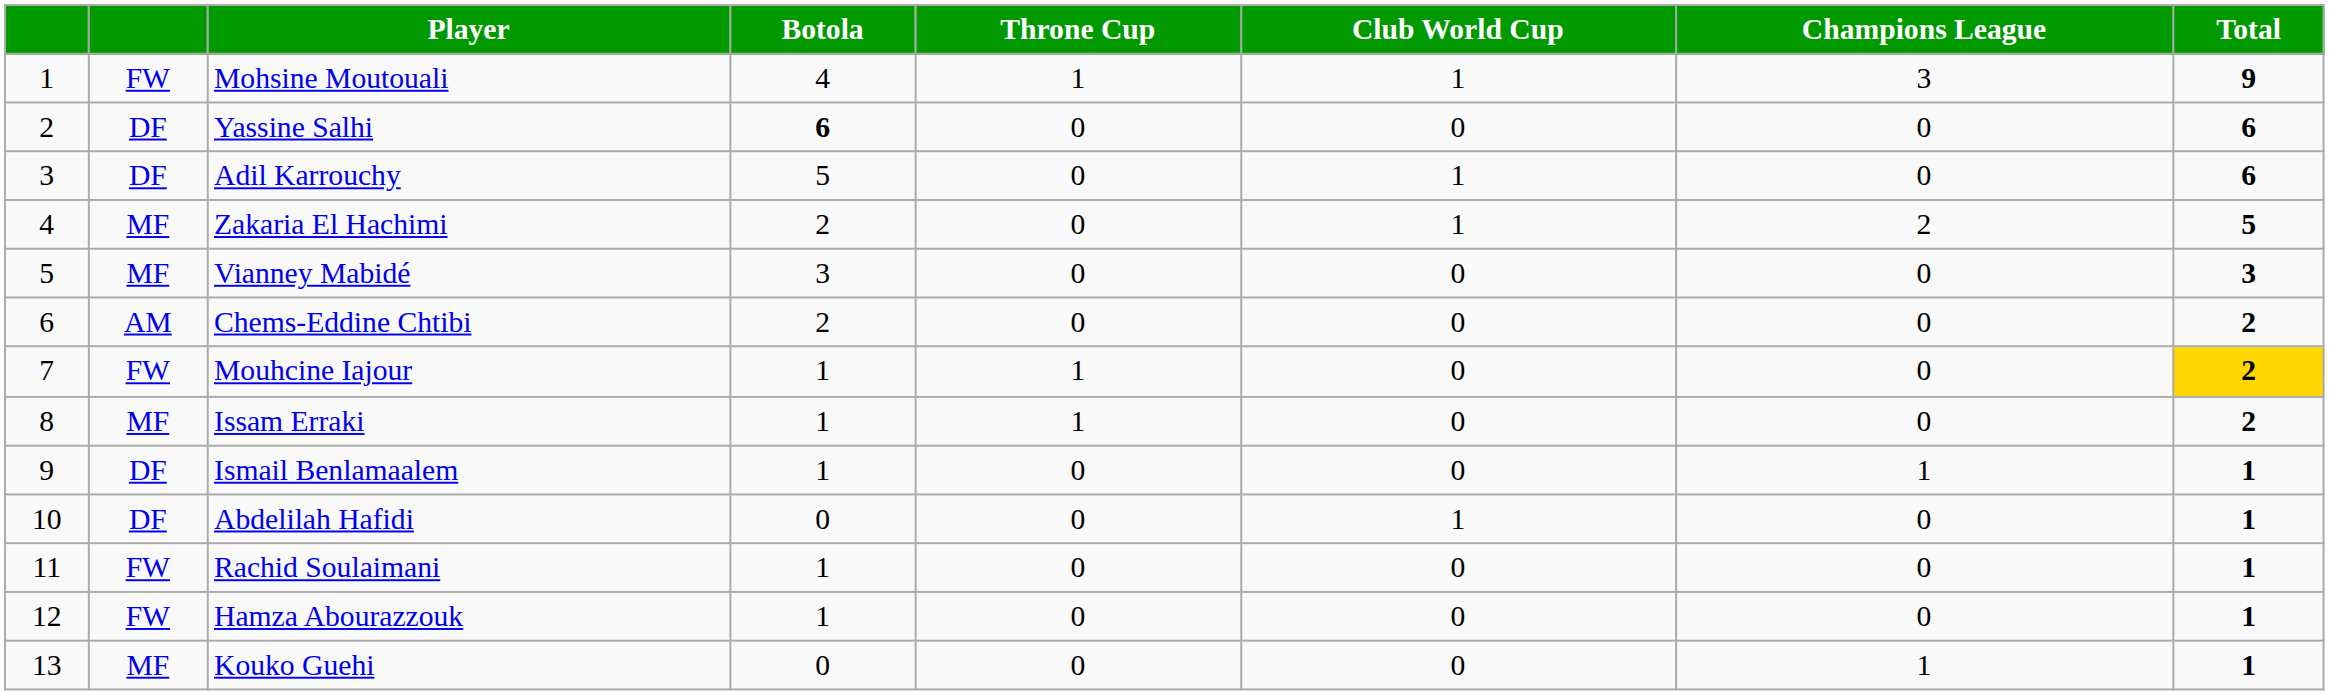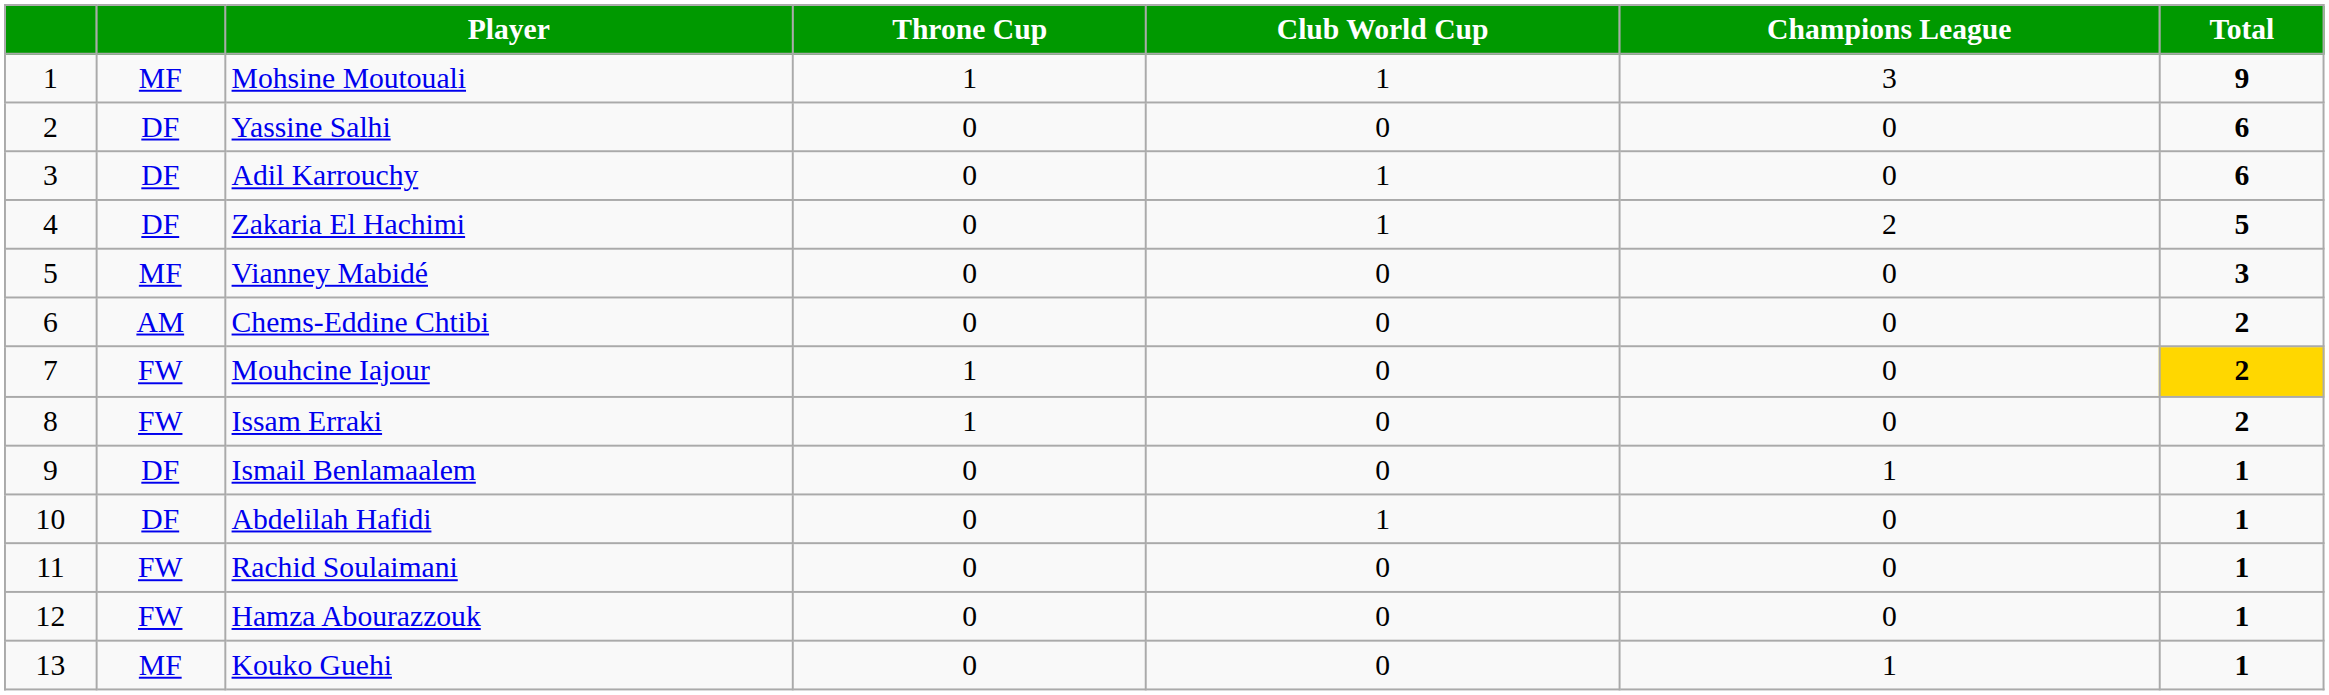- column: (823, 29)
(148, 77) FW -> (160, 77) MF
(148, 224) MF -> (160, 224) DF
(148, 420) MF -> (160, 420) FW
